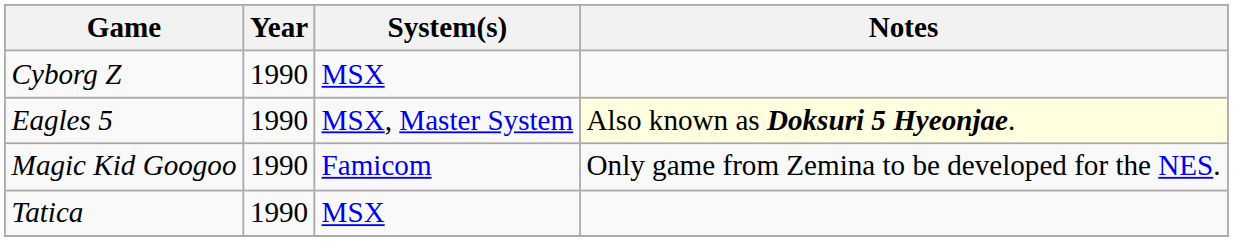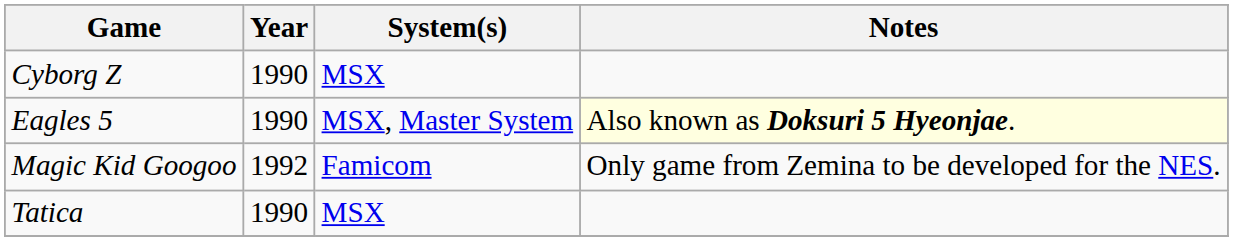(279, 166) 1990 -> (279, 166) 1992
